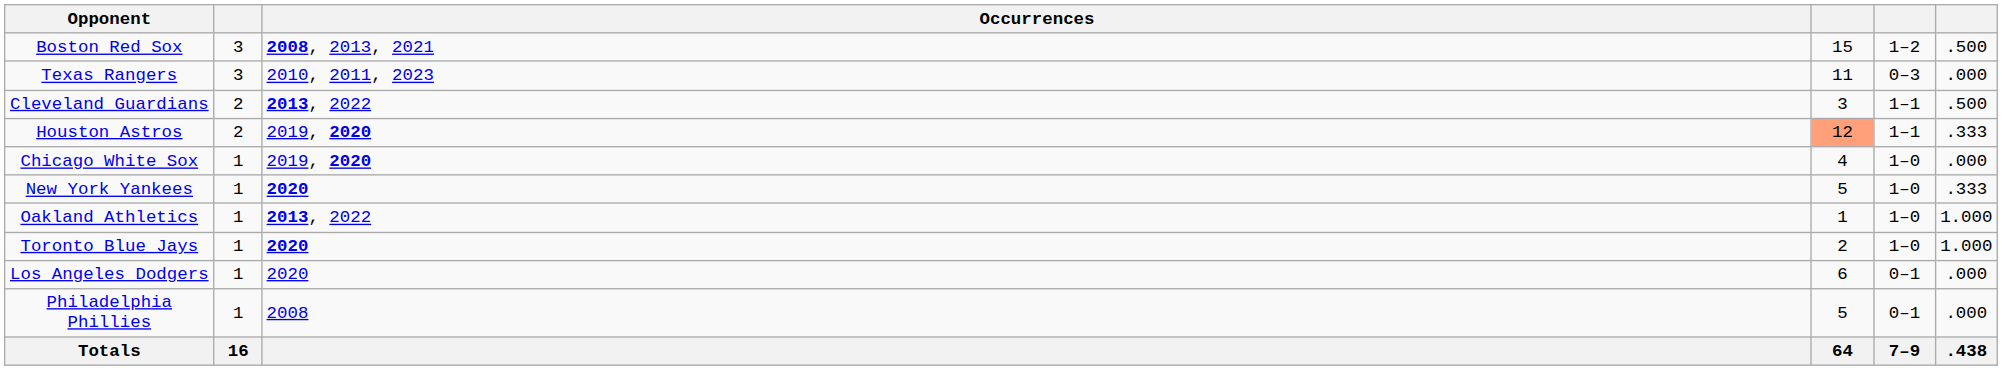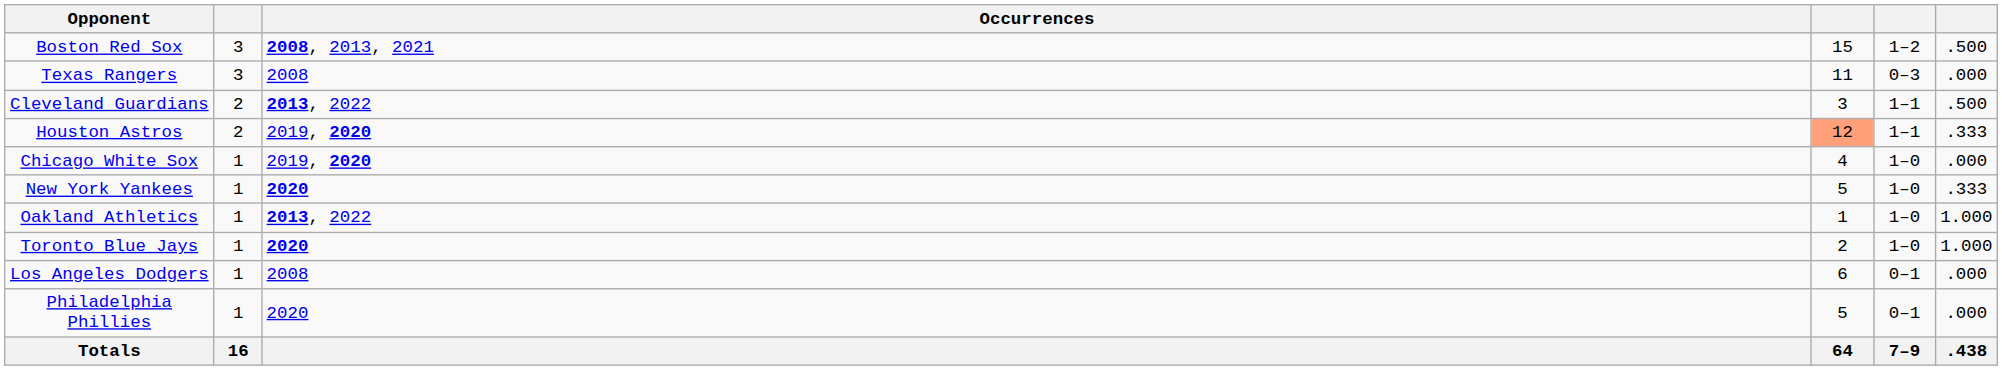(350, 76) 2010, 2011, 2023 -> (288, 76) 2008
(288, 274) 2020 -> (288, 274) 2008
(288, 313) 2008 -> (288, 313) 2020
